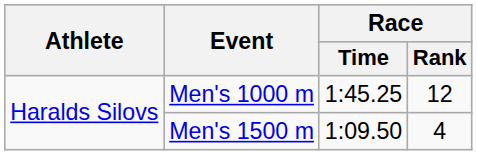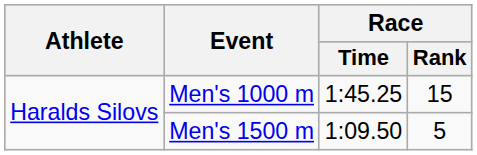(440, 95) 12 -> (440, 95) 15
(440, 131) 4 -> (440, 131) 5
